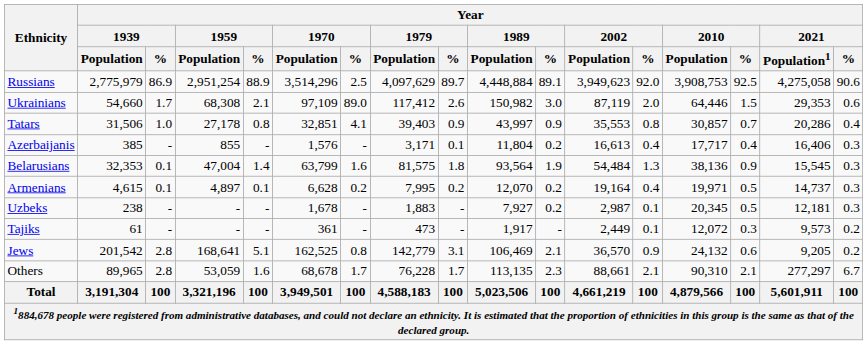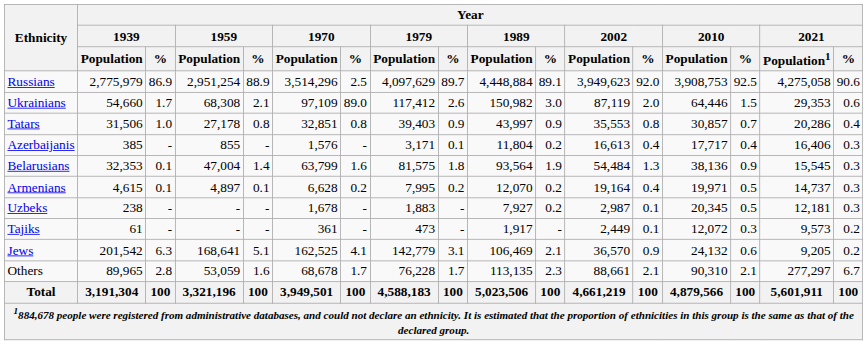(359, 123) 4.1 -> (359, 123) 0.8
(164, 250) 2.8 -> (164, 250) 6.3
(359, 250) 0.8 -> (359, 250) 4.1
